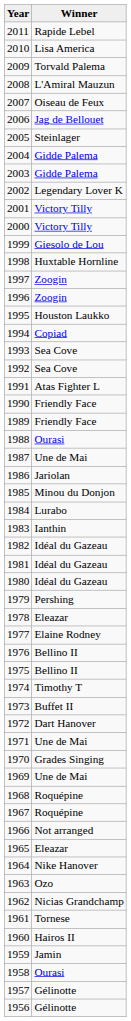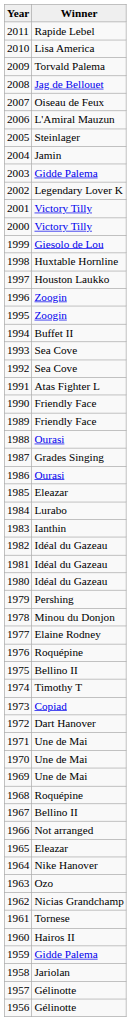(75, 84) L'Amiral Mauzun -> (69, 84) Jag de Bellouet
(69, 119) Jag de Bellouet -> (75, 119) L'Amiral Mauzun
(66, 155) Gidde Palema -> (48, 155) Jamin
(51, 279) Zoogin -> (72, 279) Houston Laukko
(72, 315) Houston Laukko -> (51, 315) Zoogin
(51, 333) Copiad -> (54, 333) Buffet II
(61, 457) Une de Mai -> (69, 457) Grades Singing
(52, 475) Jariolan -> (49, 475) Ourasi
(75, 492) Minou du Donjon -> (51, 492) Eleazar
(51, 617) Eleazar -> (75, 617) Minou du Donjon
(56, 652) Bellino II -> (59, 652) Roquépine
(54, 706) Buffet II -> (51, 706) Copiad
(69, 759) Grades Singing -> (61, 759) Une de Mai
(59, 812) Roquépine -> (56, 812) Bellino II
(48, 954) Jamin -> (66, 954) Gidde Palema
(49, 972) Ourasi -> (52, 972) Jariolan
